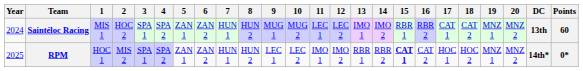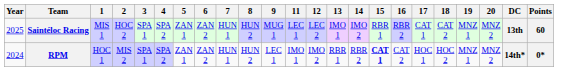- column: (298, 11)
(15, 30) 2024 -> (15, 30) 2025
(15, 54) 2025 -> (15, 54) 2024
